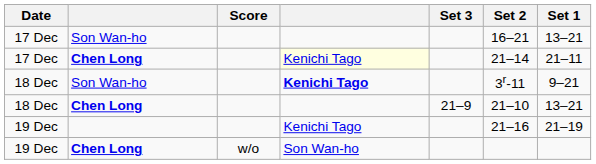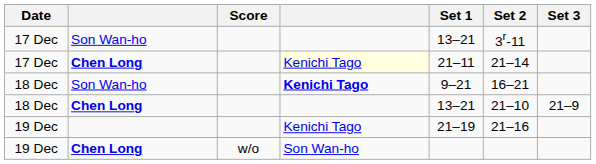columns swapped: (564, 16) <-> (456, 16)
(510, 37) 16–21 -> (510, 39) 3r-11
(510, 82) 3r-11 -> (510, 84) 16–21
